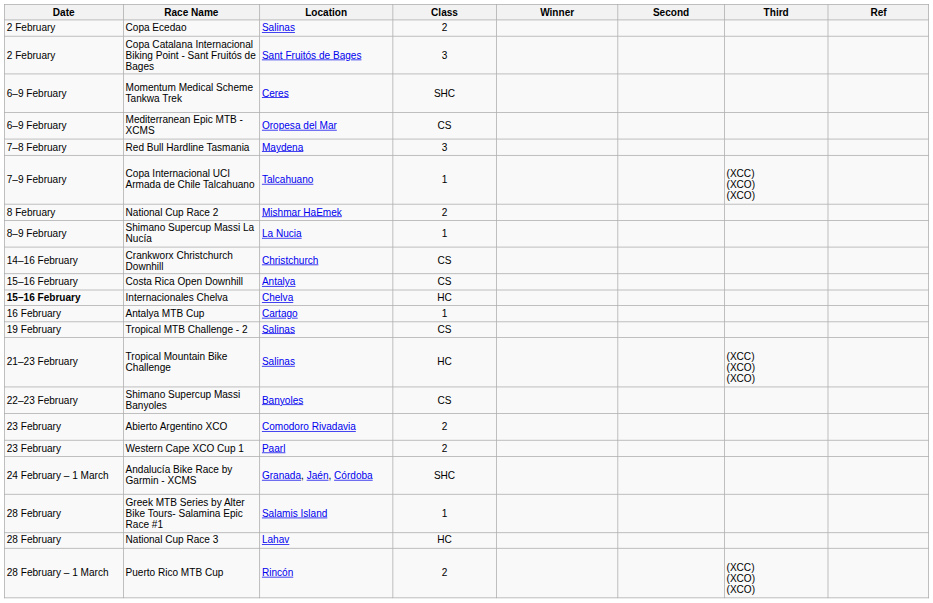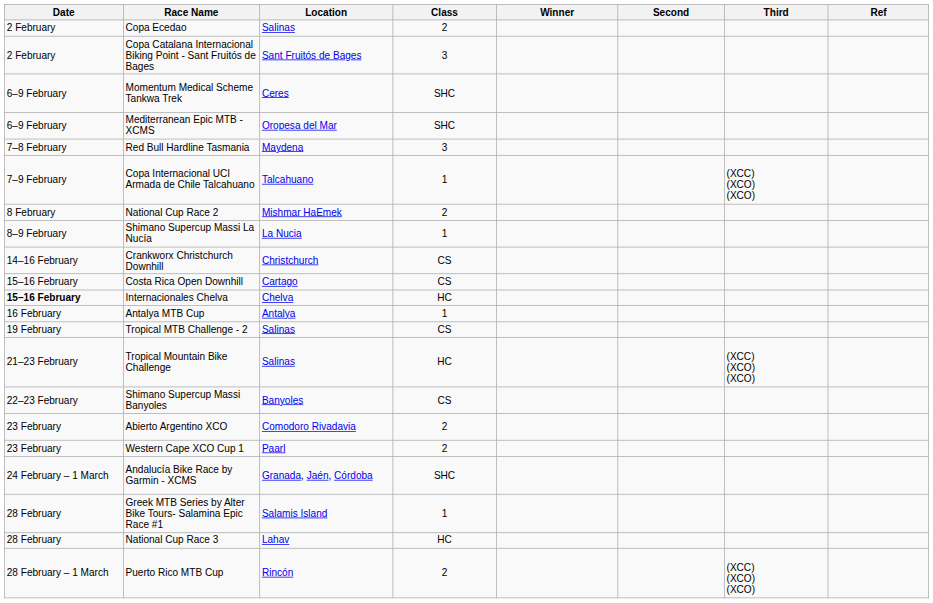(445, 125) CS -> (445, 125) SHC
(279, 282) Antalya -> (280, 282) Cartago
(280, 313) Cartago -> (279, 313) Antalya
